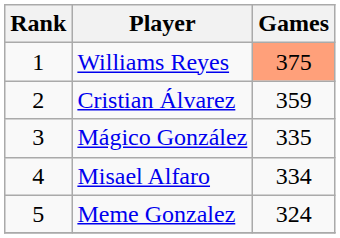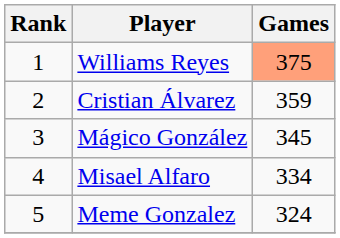(294, 137) 335 -> (294, 137) 345
